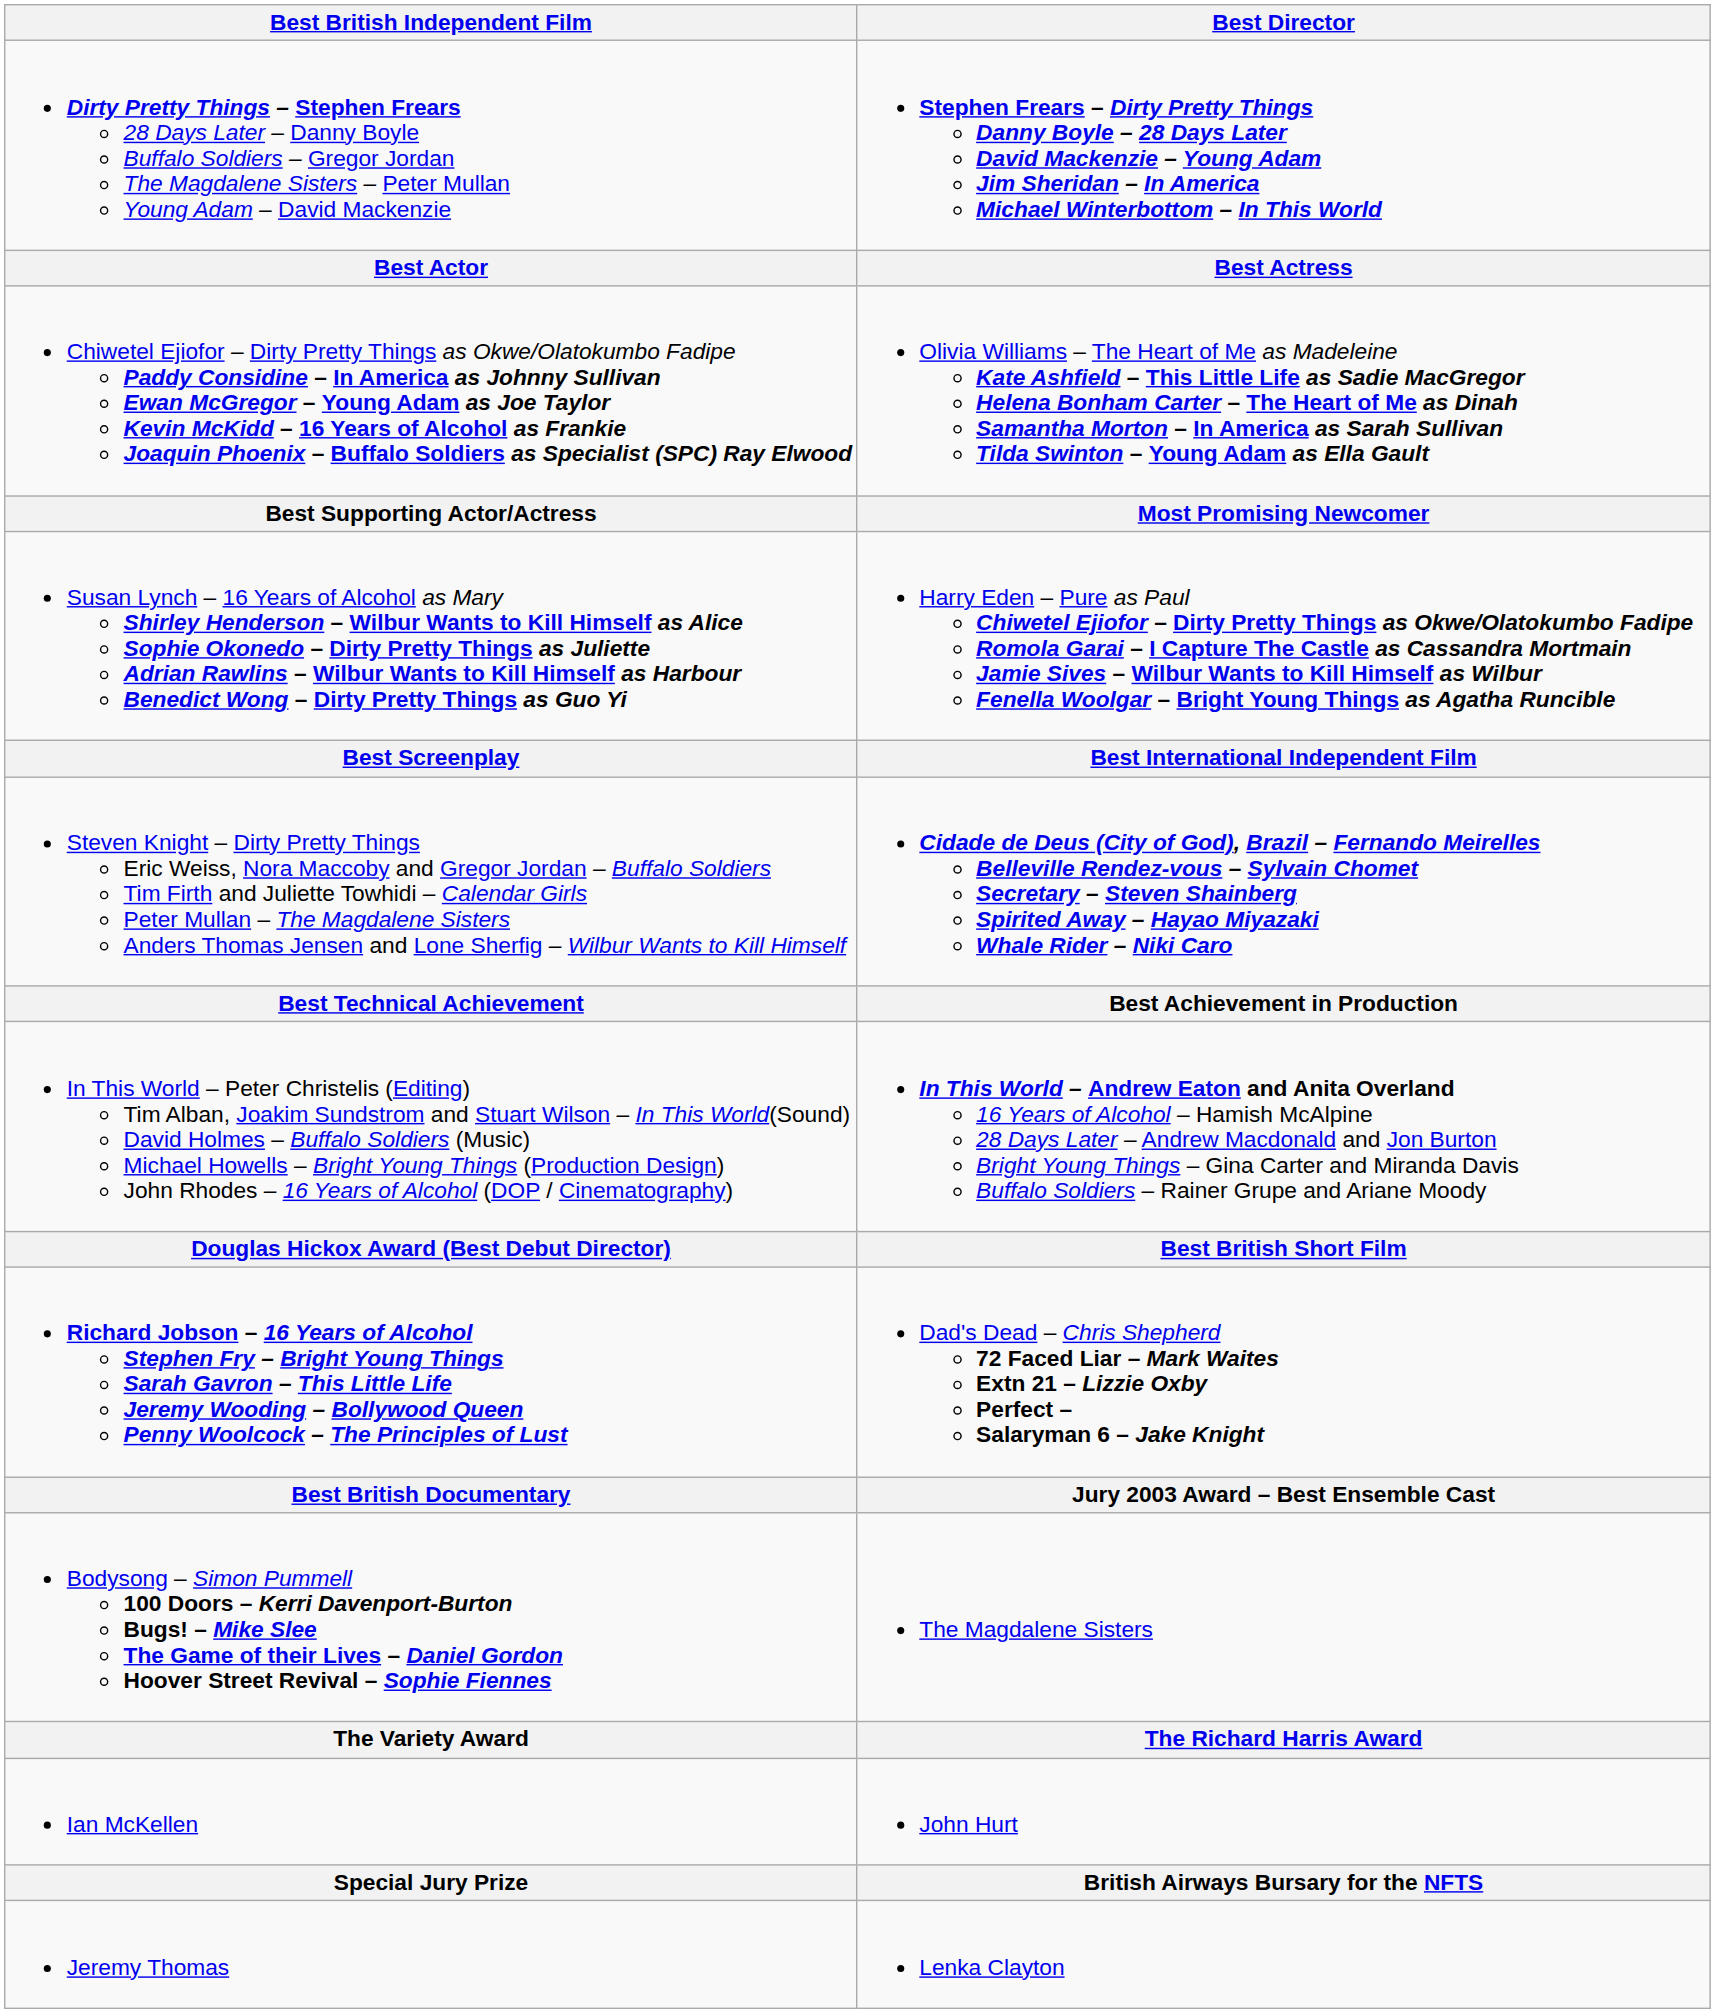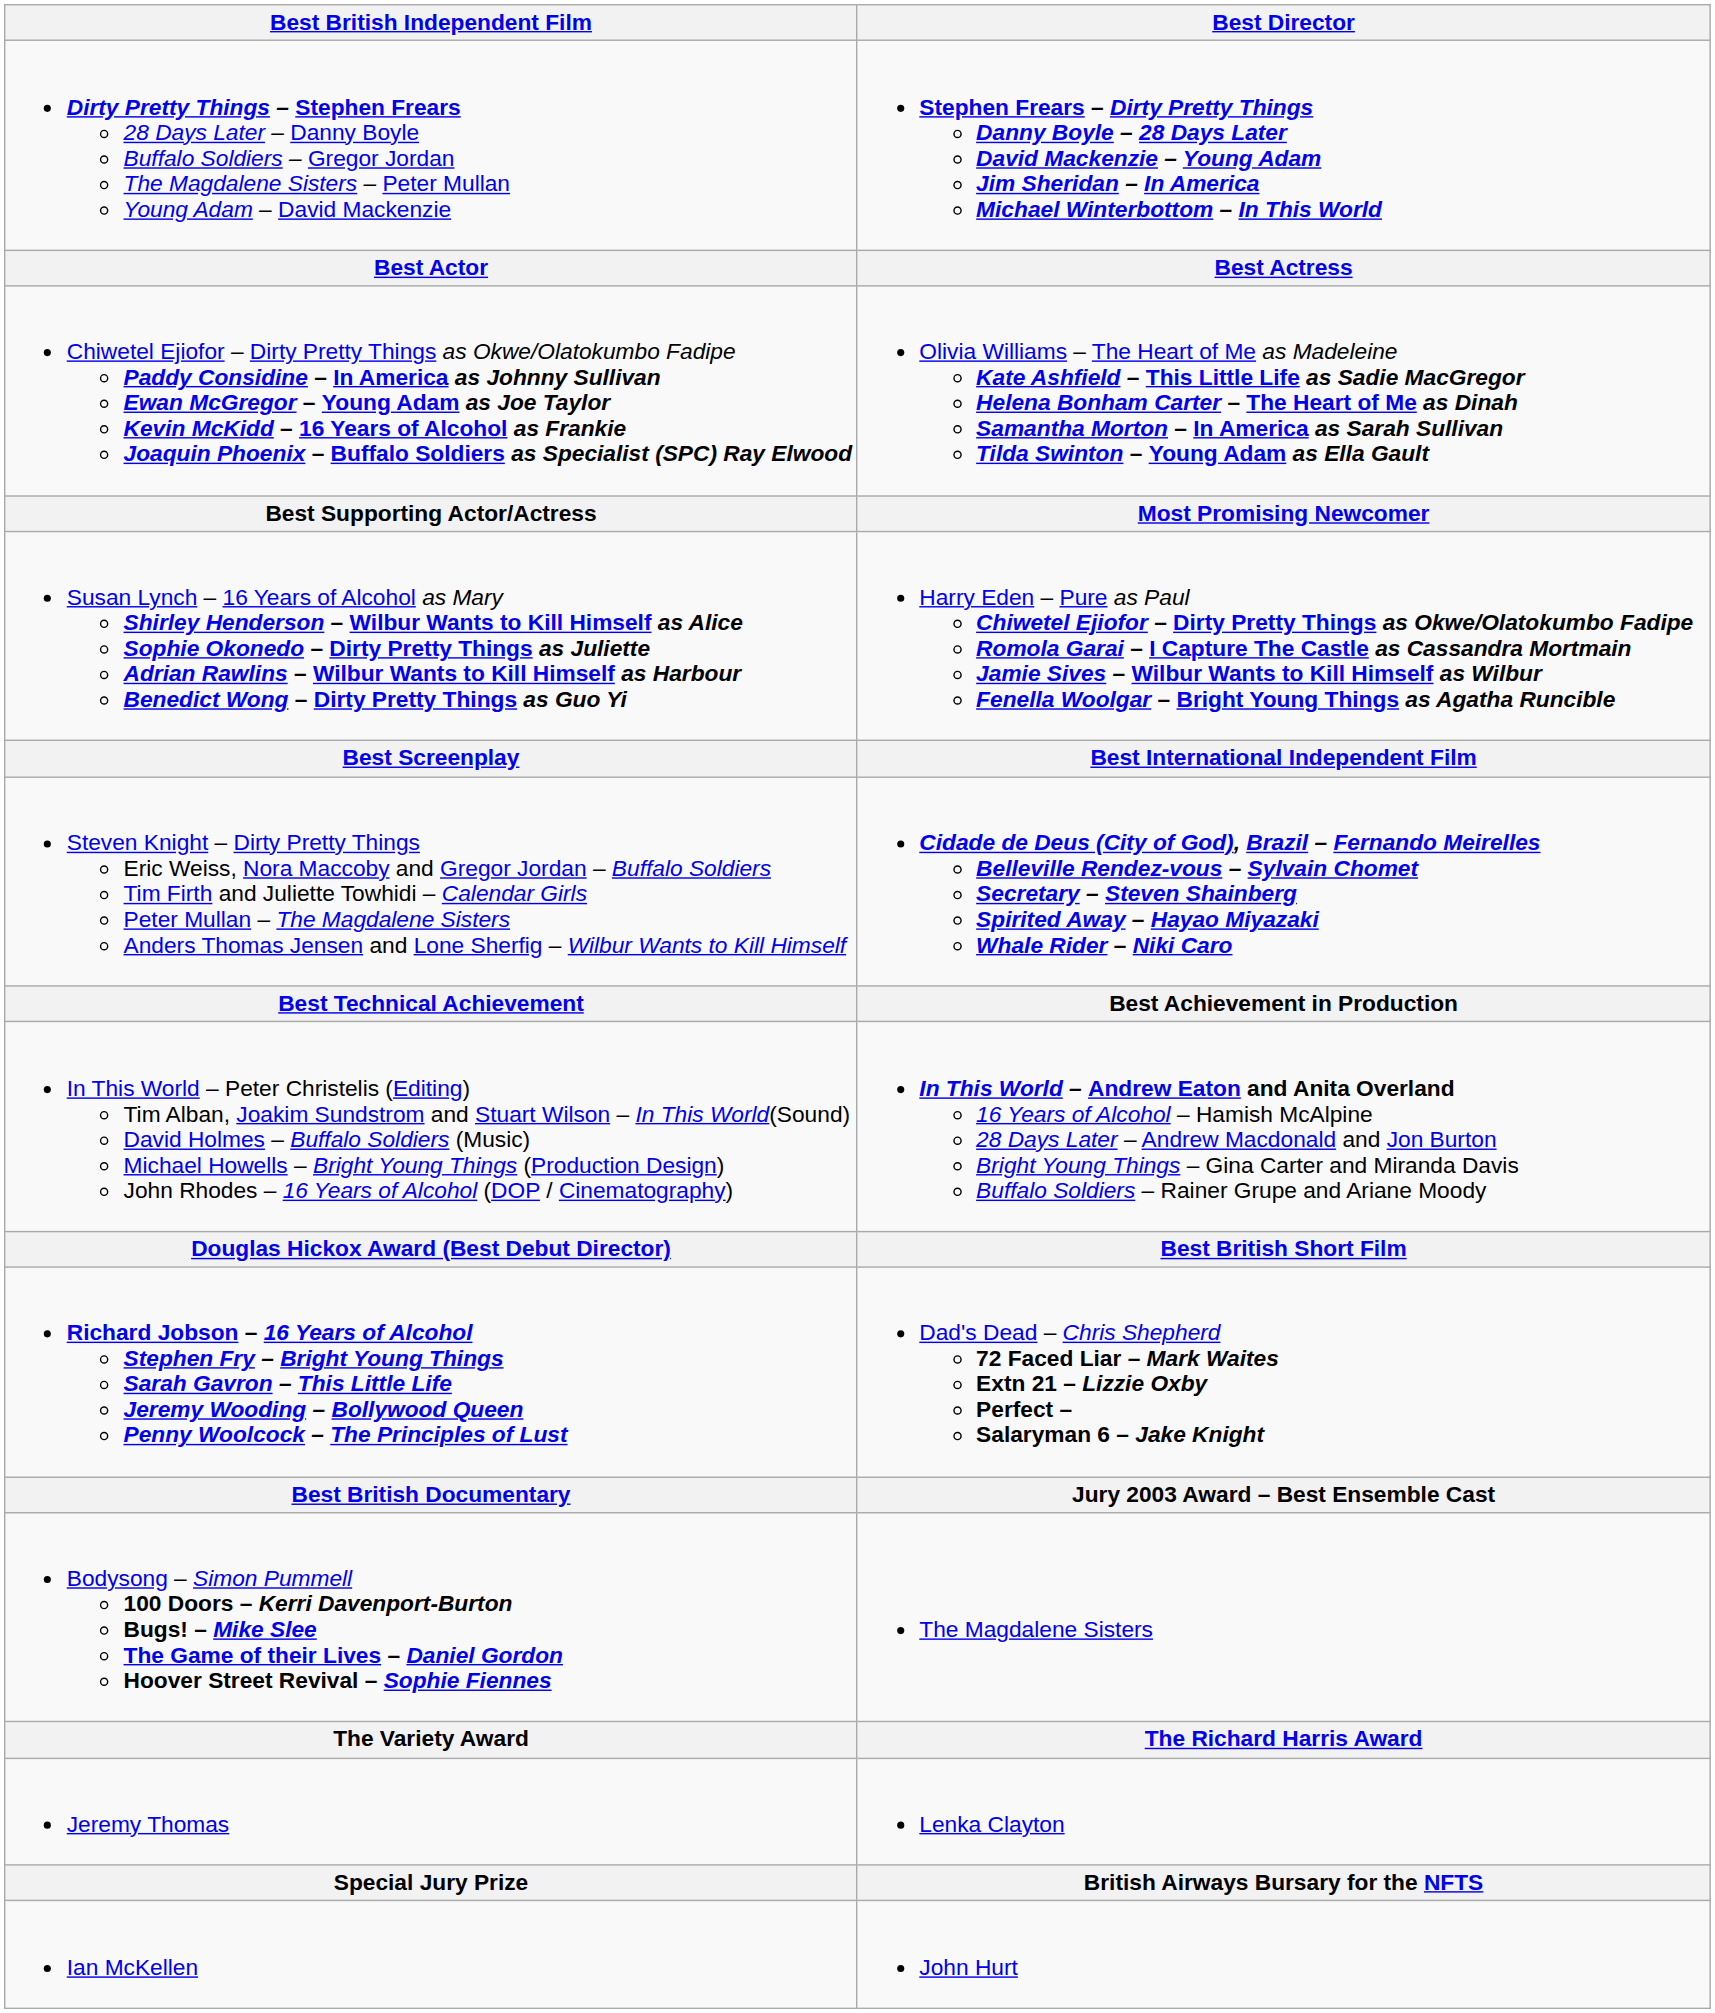rows swapped: (431, 1824) <-> (431, 1967)
